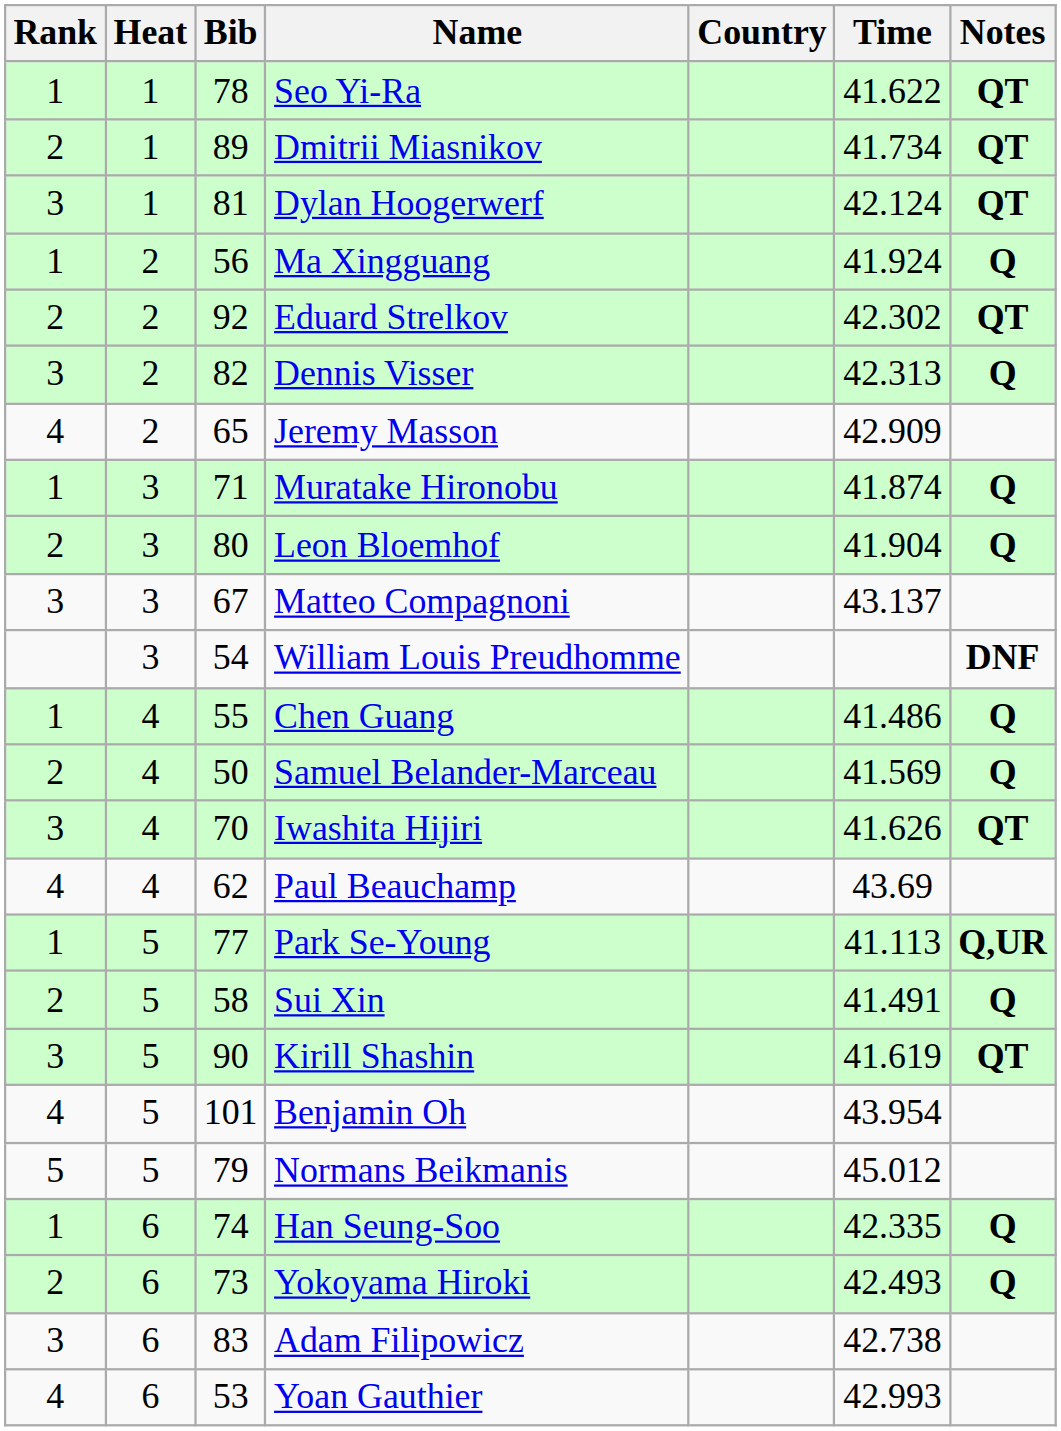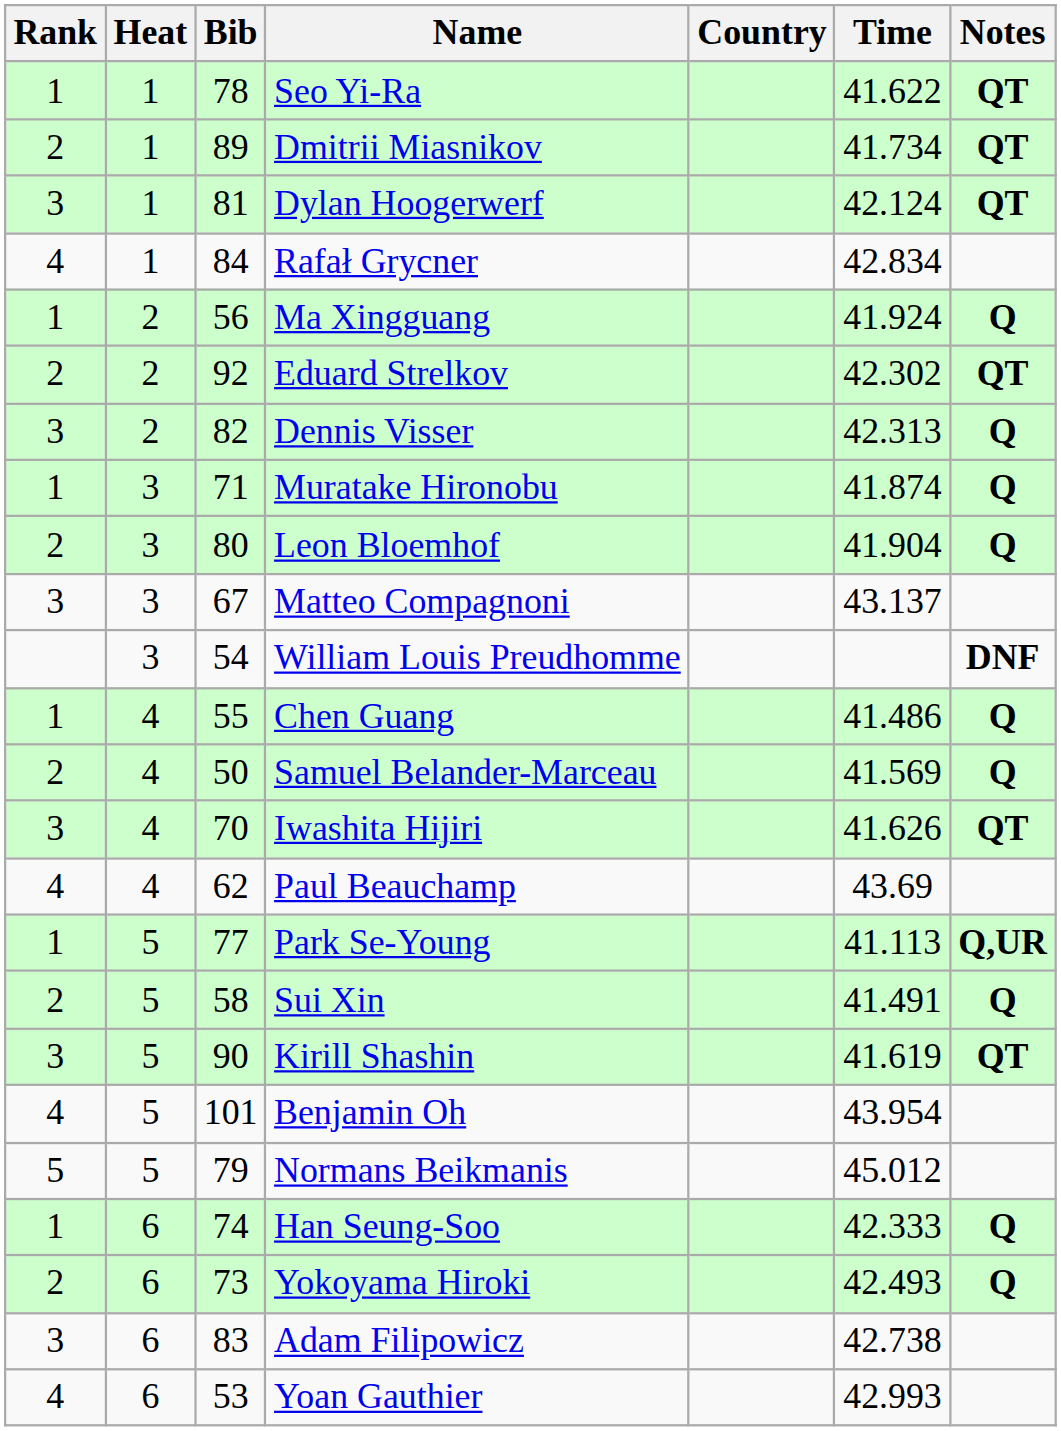+ row: (376, 260)
- row: (386, 430)
(893, 1226) 42.335 -> (893, 1226) 42.333
